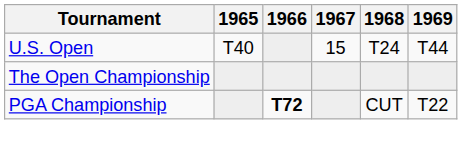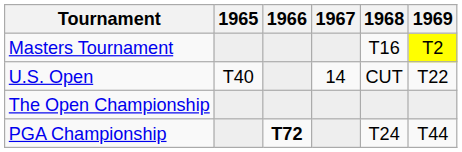+ row: (91, 48)
(335, 48) 15 -> (335, 76) 14
(384, 48) T24 -> (384, 76) CUT
(433, 48) T44 -> (433, 76) T22
(384, 105) CUT -> (384, 134) T24
(433, 105) T22 -> (433, 134) T44
